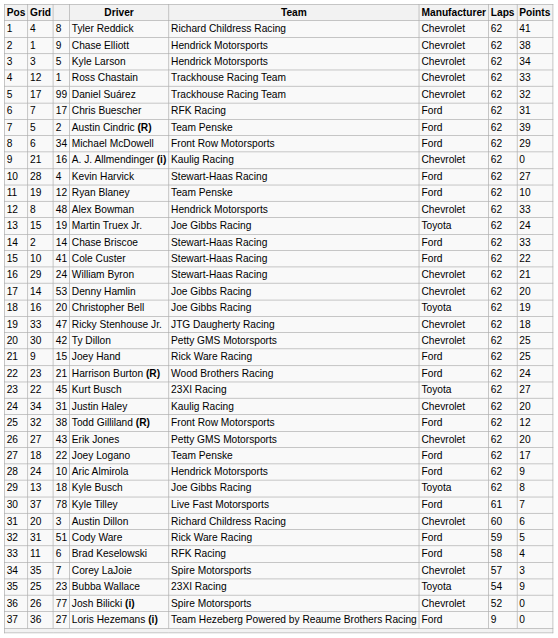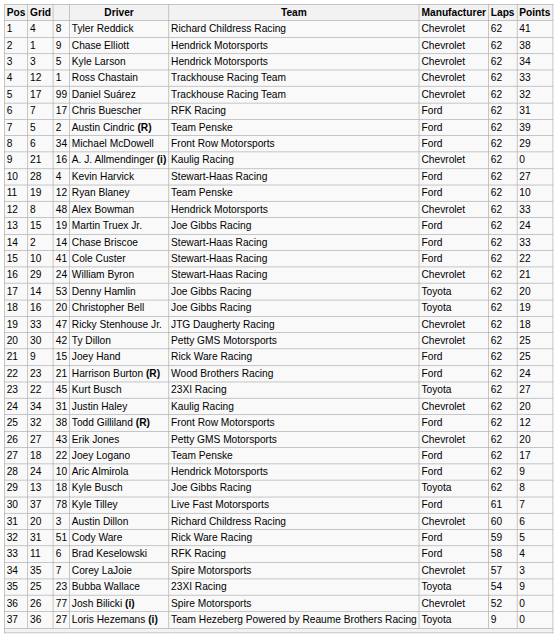(437, 225) Toyota -> (432, 225) Ford
(443, 291) Chevrolet -> (437, 291) Toyota
(432, 619) Ford -> (437, 619) Toyota
